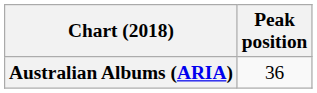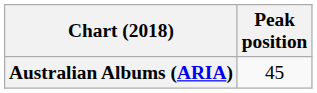(275, 72) 36 -> (275, 72) 45
